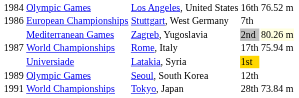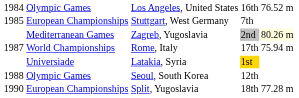(14, 21) 1986 -> (14, 21) 1985
(14, 75) 1989 -> (14, 75) 1988
+ row: (165, 89)
- row: (157, 89)
